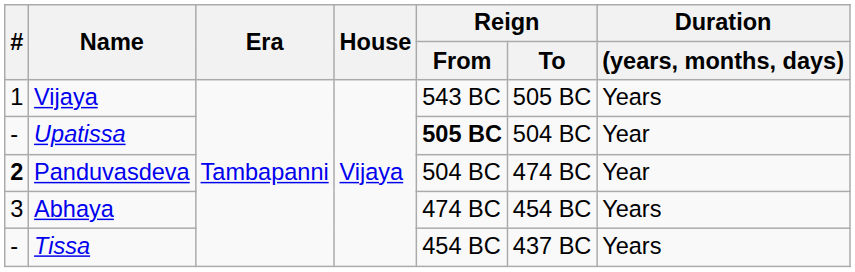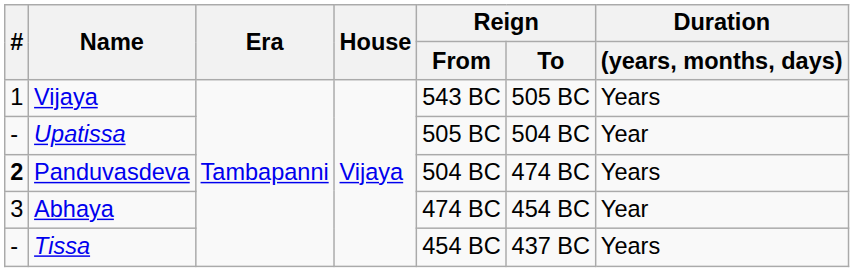(462, 135) bold -> (461, 135) normal
(626, 172) Year -> (631, 172) Years
(632, 209) Years -> (625, 209) Year
